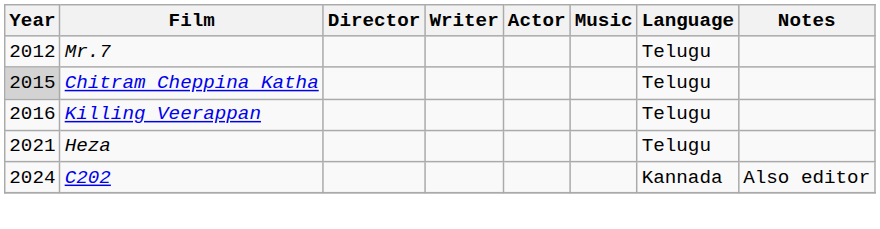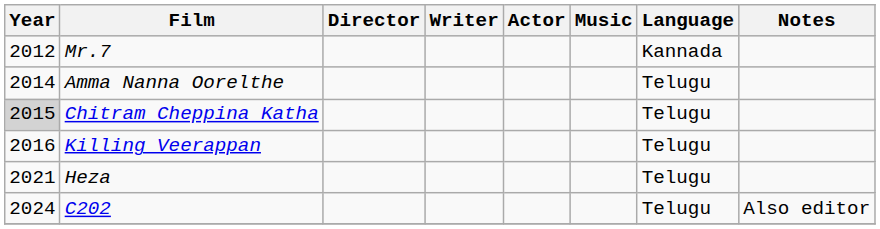(676, 52) Telugu -> (682, 52) Kannada
+ row: (174, 83)
(682, 177) Kannada -> (676, 209) Telugu
